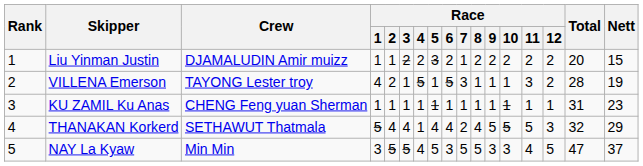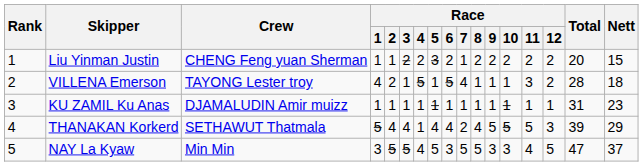(266, 60) DJAMALUDIN Amir muizz -> (276, 60) CHENG Feng yuan Sherman
(464, 82) 3 -> (464, 82) 4
(615, 82) 19 -> (615, 82) 18
(276, 104) CHENG Feng yuan Sherman -> (266, 104) DJAMALUDIN Amir muizz
(576, 127) 32 -> (576, 127) 39
